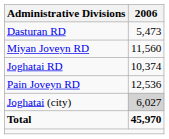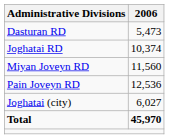rows swapped: (35, 66) <-> (48, 48)
(149, 102) lightgrey background -> (149, 102) no background
